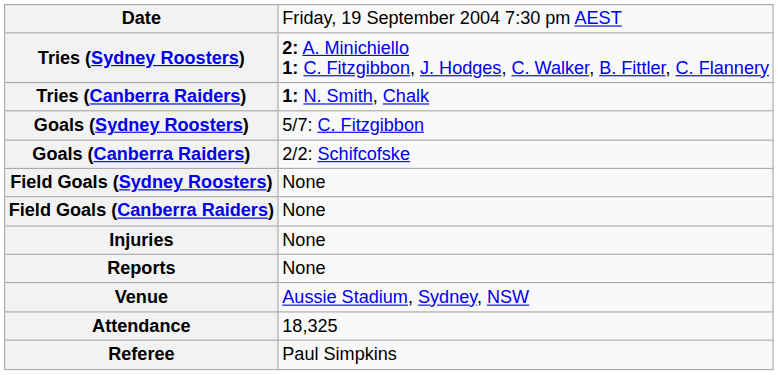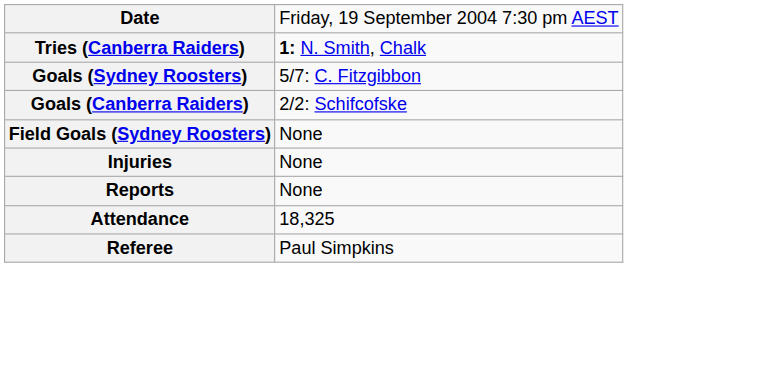- row: (141, 57)
- row: (141, 211)
- row: (141, 297)
